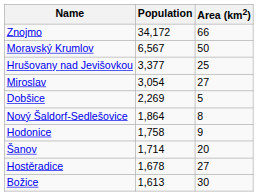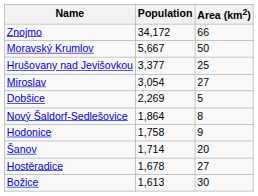(151, 49) 6,567 -> (151, 49) 5,667
